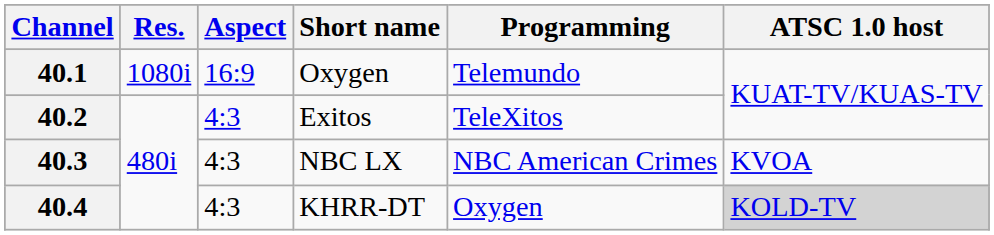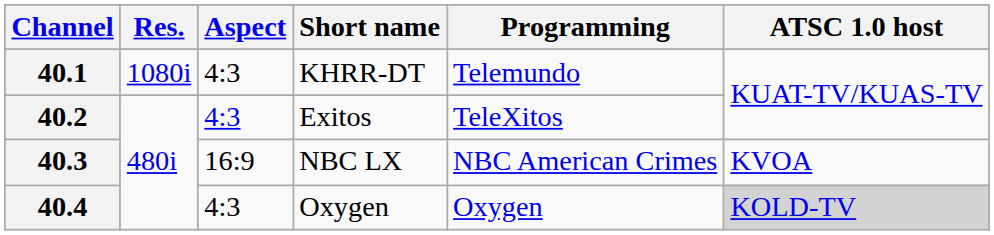(230, 71) 16:9 -> (222, 71) 4:3
(344, 71) Oxygen -> (362, 71) KHRR-DT
(222, 161) 4:3 -> (230, 161) 16:9
(362, 206) KHRR-DT -> (344, 206) Oxygen
